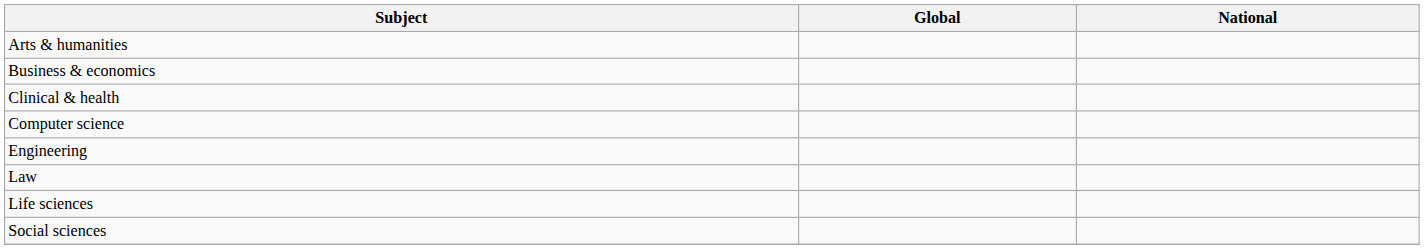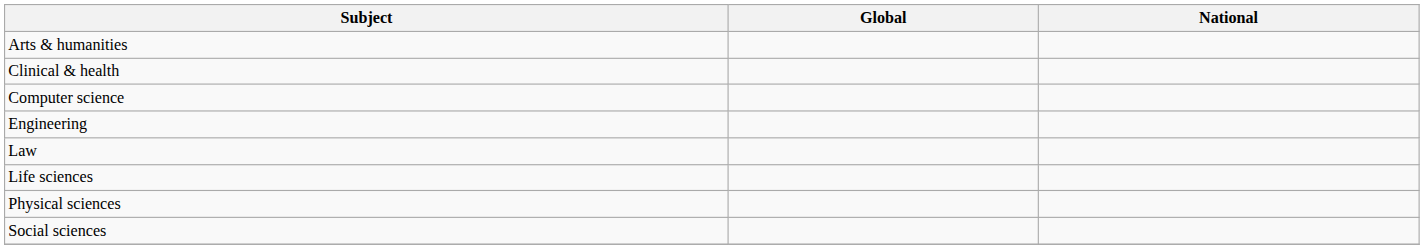- row: (82, 71)
+ row: (65, 204)
